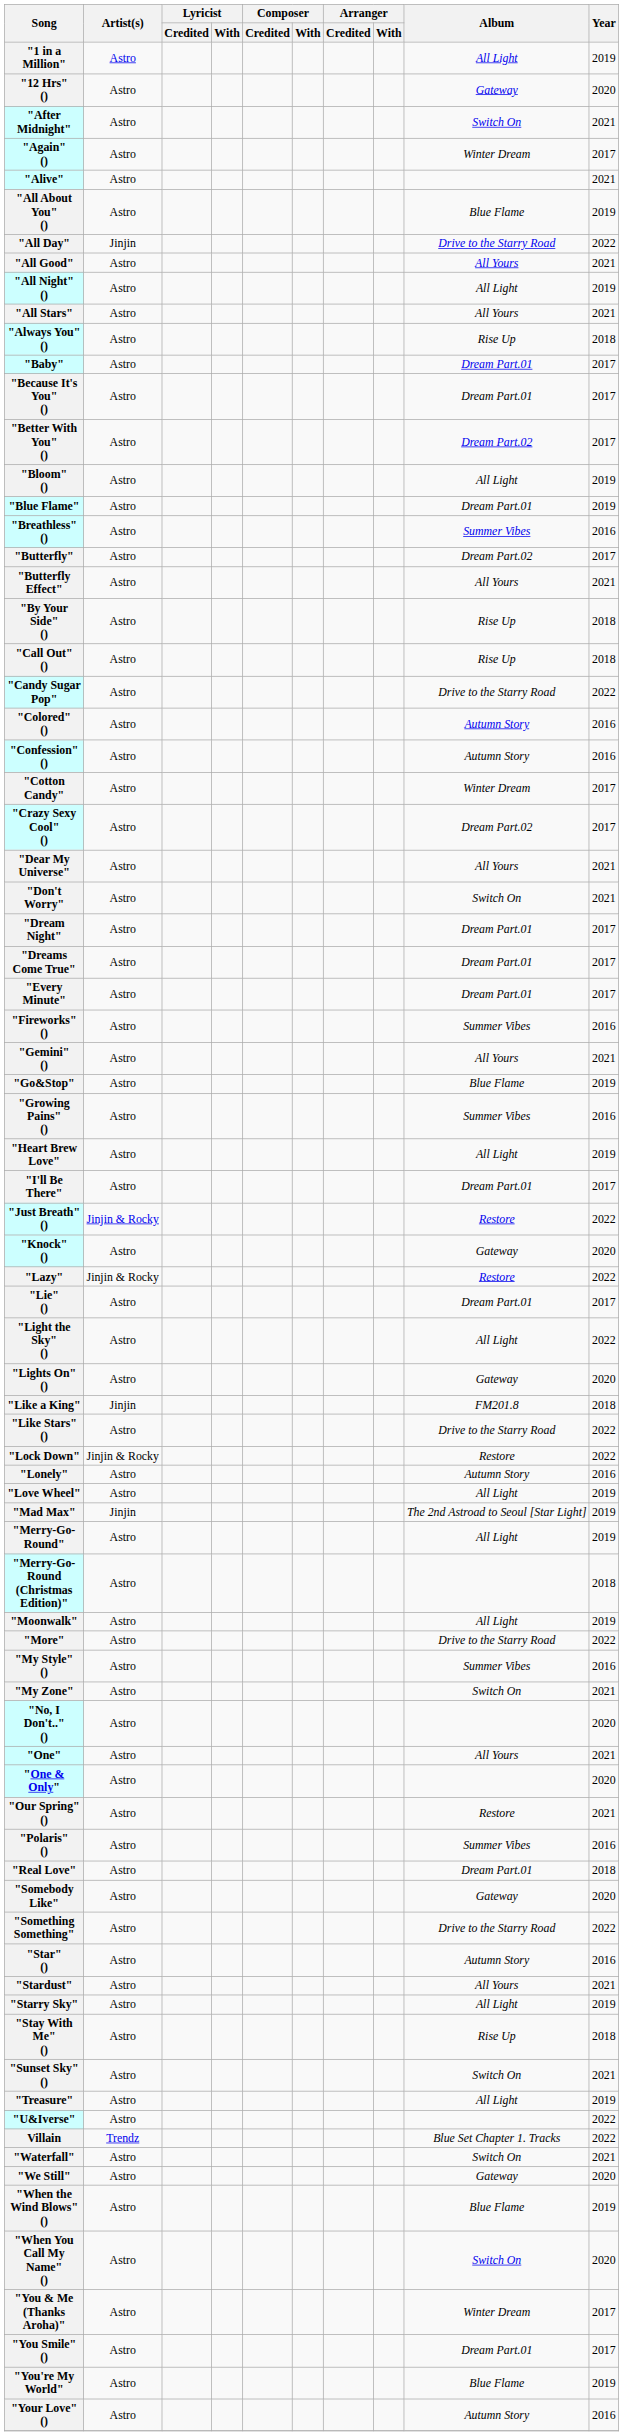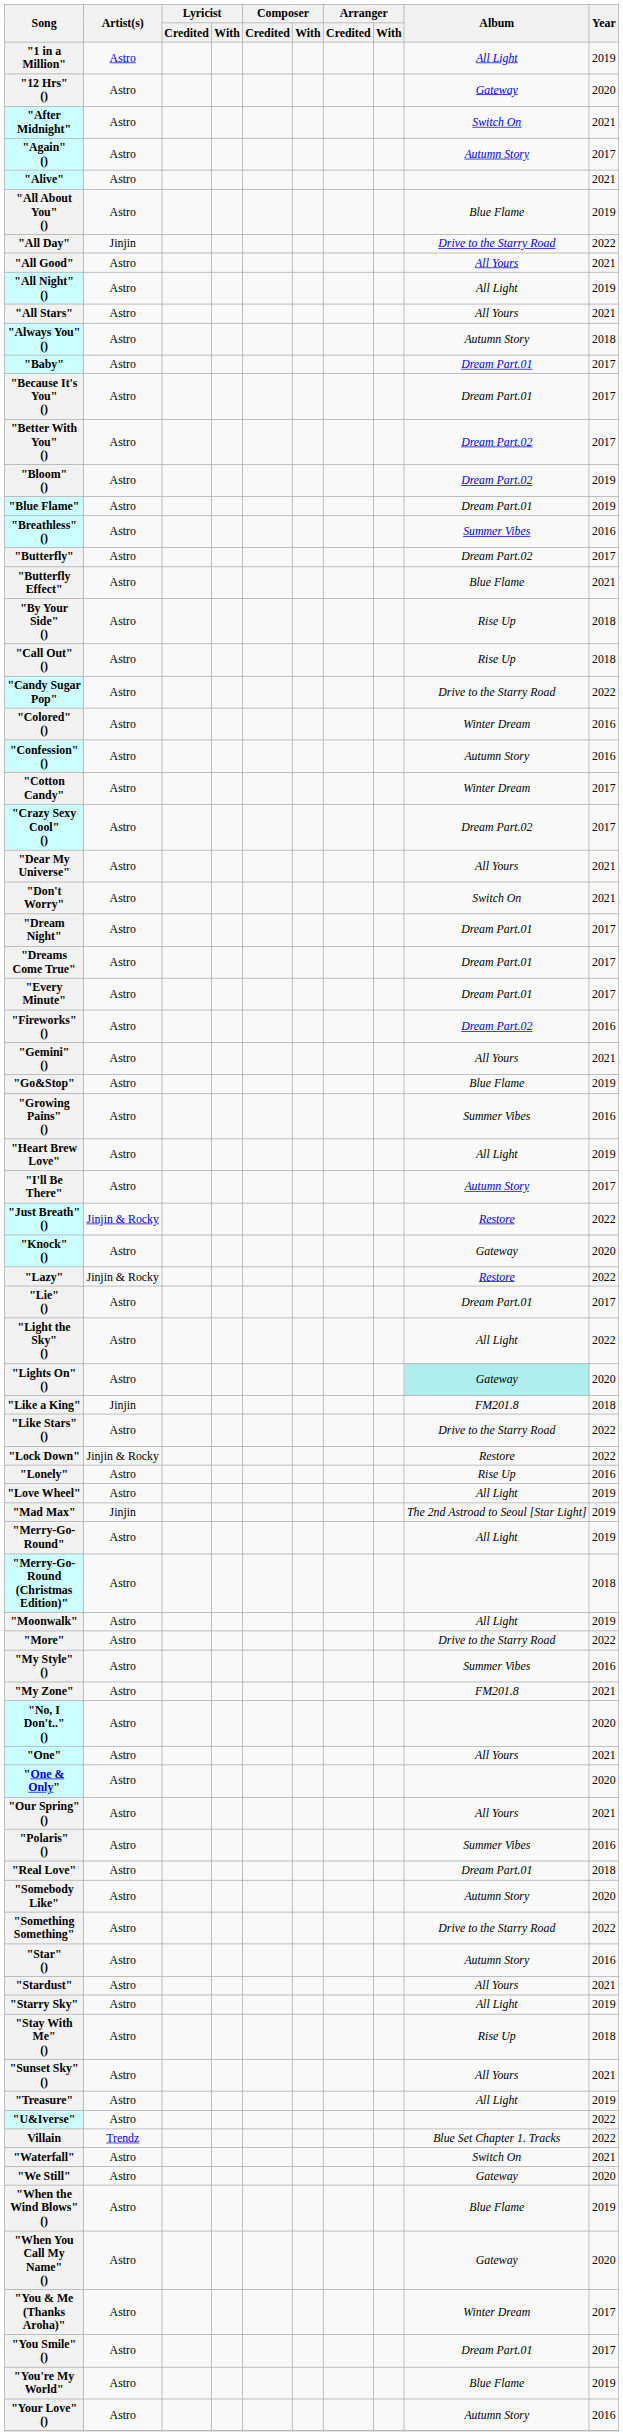(497, 154) Winter Dream -> (497, 154) Autumn Story
(497, 339) Rise Up -> (497, 339) Autumn Story
(497, 480) All Light -> (497, 480) Dream Part.02
(497, 582) All Yours -> (497, 582) Blue Flame
(497, 724) Autumn Story -> (497, 724) Winter Dream
(497, 1026) Summer Vibes -> (497, 1026) Dream Part.02
(497, 1186) Dream Part.01 -> (497, 1186) Autumn Story
(497, 1379) no background -> (497, 1379) paleturquoise background
(497, 1474) Autumn Story -> (497, 1474) Rise Up
(497, 1691) Switch On -> (497, 1691) FM201.8
(497, 1813) Restore -> (497, 1813) All Yours
(497, 1896) Gateway -> (497, 1896) Autumn Story
(497, 2075) Switch On -> (497, 2075) All Yours
(497, 2260) Switch On -> (497, 2260) Gateway
